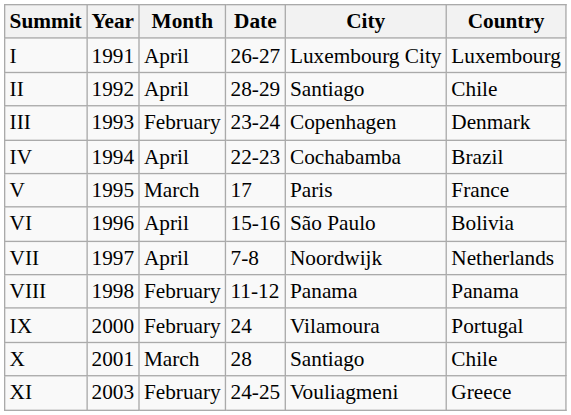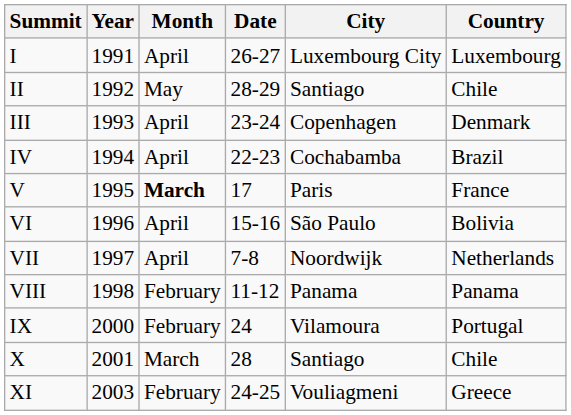(166, 88) April -> (163, 88) May
(182, 122) February -> (166, 122) April
(172, 190) normal -> (174, 190) bold
